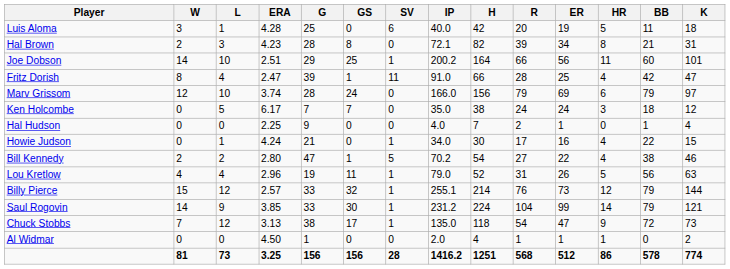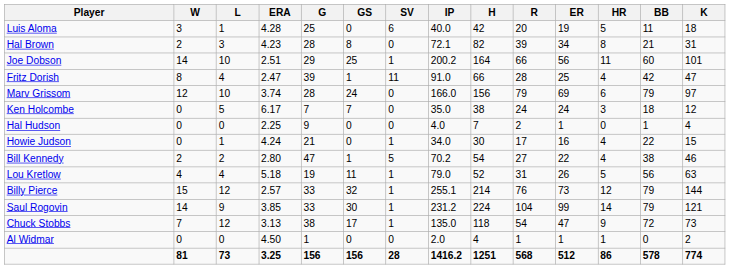(271, 175) 2.96 -> (271, 175) 5.18
